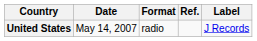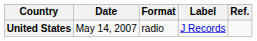columns swapped: (227, 12) <-> (190, 12)
